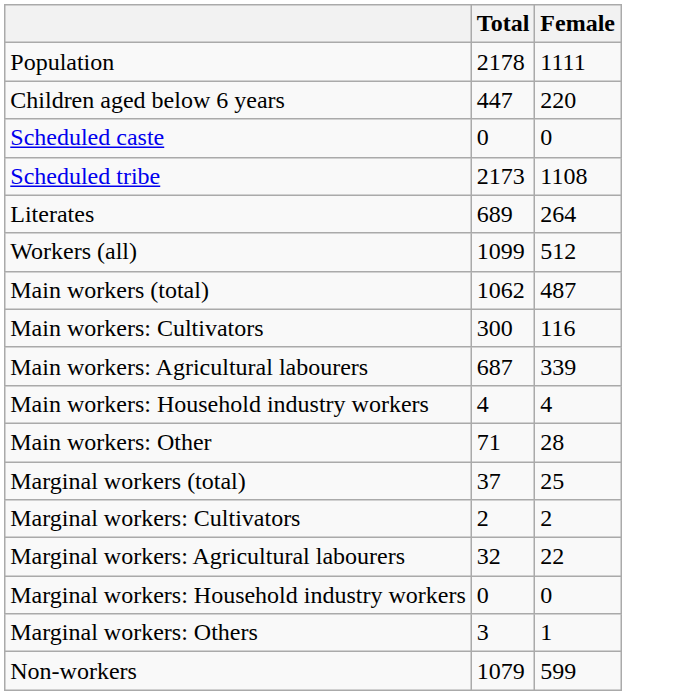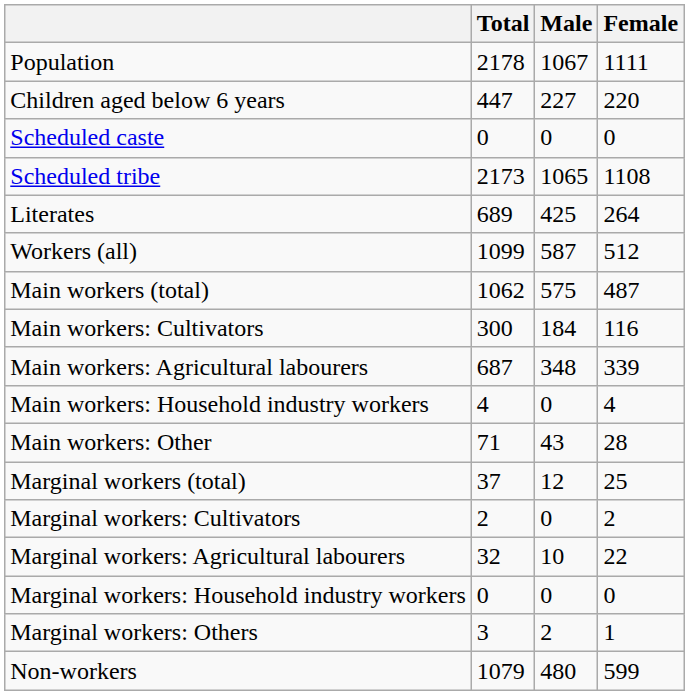+ column: (566, 23)
